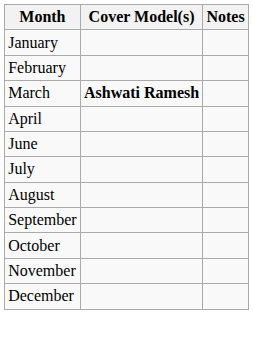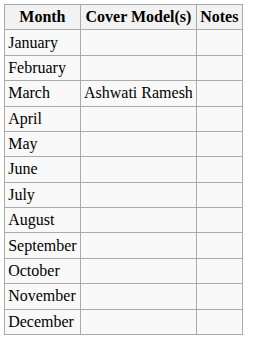(142, 93) bold -> (138, 93) normal
+ row: (23, 144)
